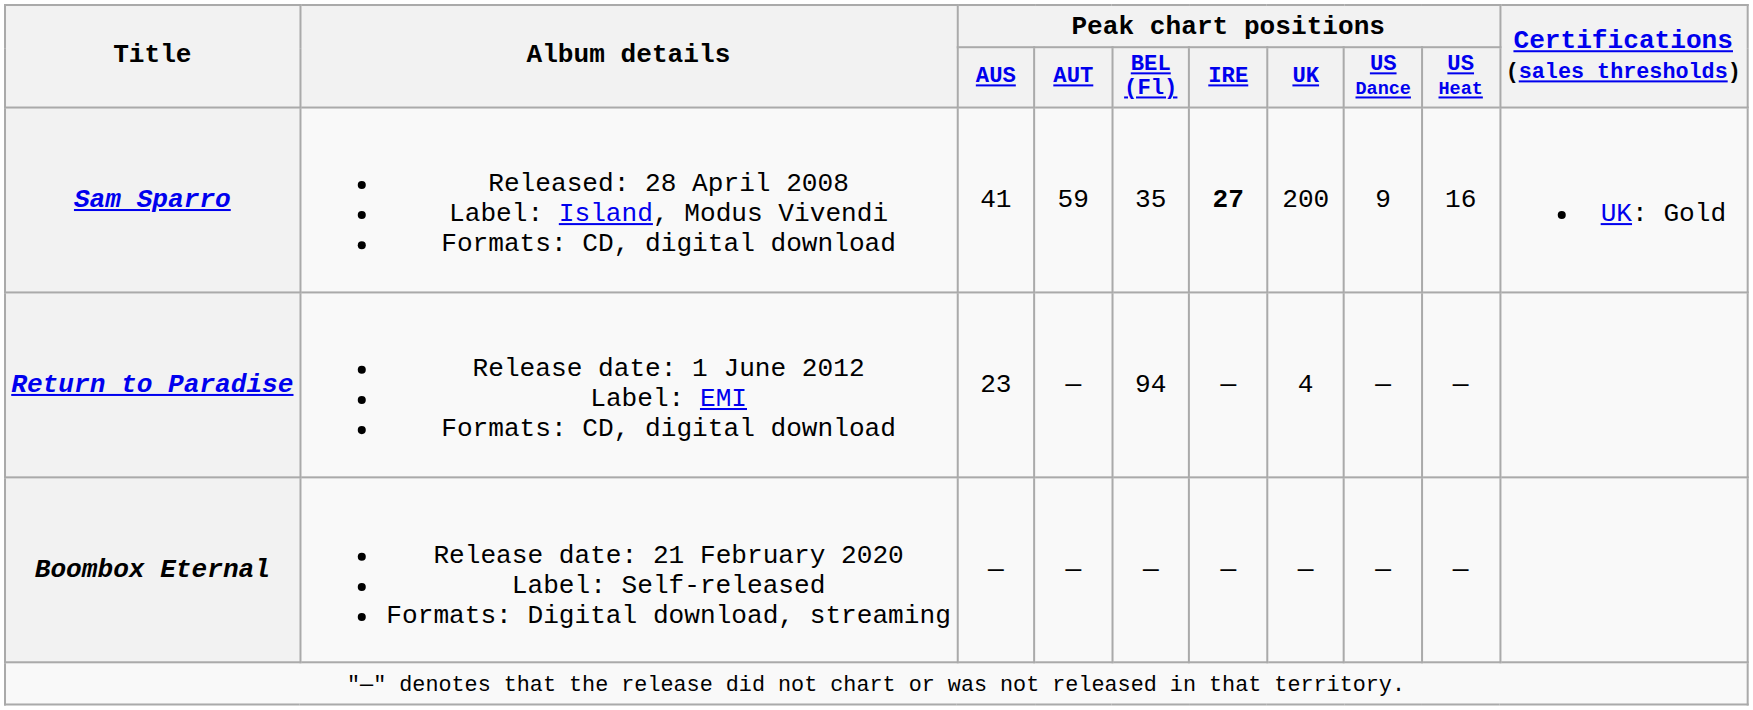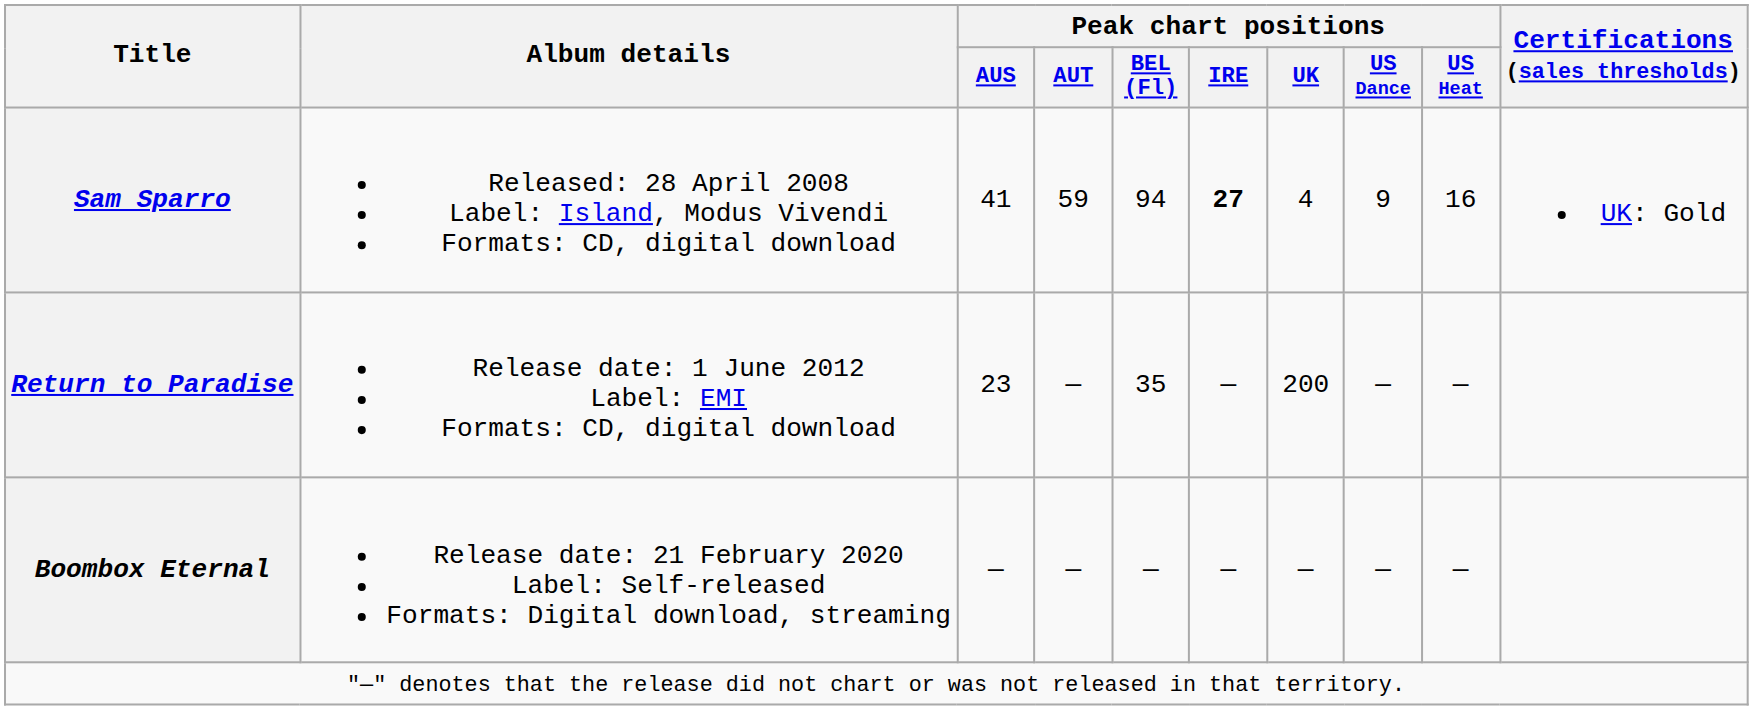(1151, 199) 35 -> (1151, 199) 94
(1306, 199) 200 -> (1306, 199) 4
(1151, 385) 94 -> (1151, 385) 35
(1306, 385) 4 -> (1306, 385) 200
